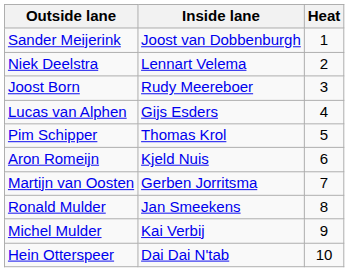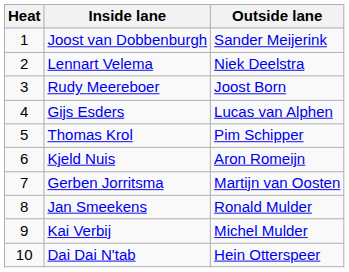columns swapped: (324, 16) <-> (71, 16)
